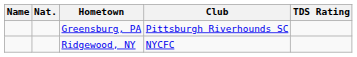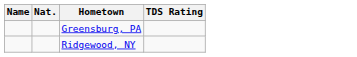- column: (217, 12)
